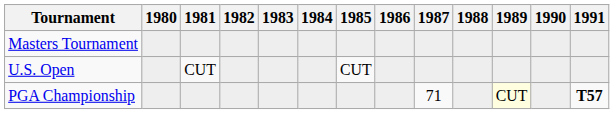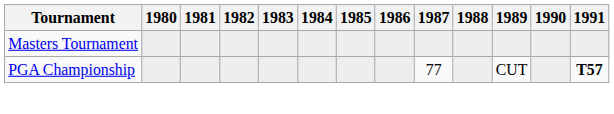- row: (41, 69)
(434, 95) 71 -> (434, 69) 77
(512, 95) lightyellow background -> (512, 69) no background
